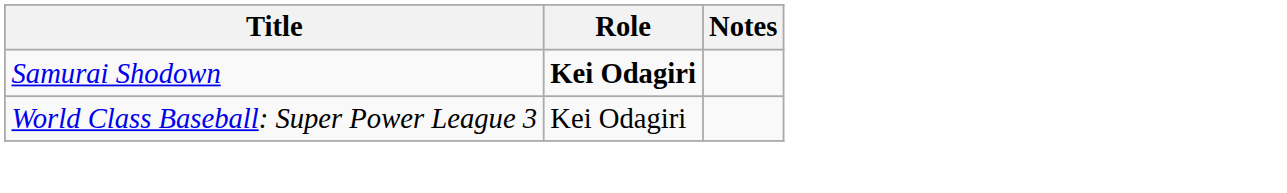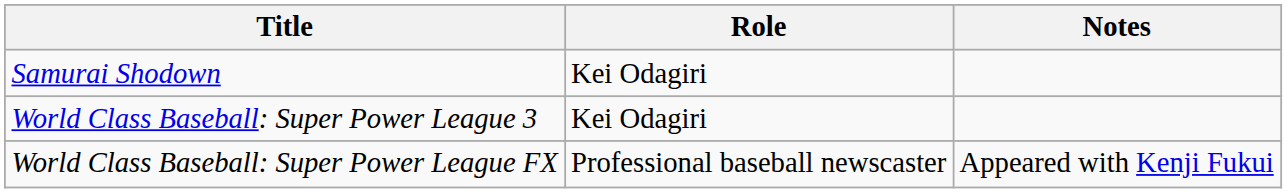(623, 72) bold -> (639, 72) normal
+ row: (285, 163)
